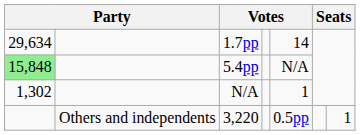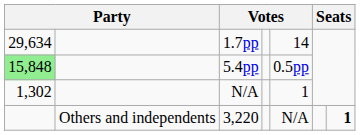(295, 67) N/A -> (291, 67) 0.5pp
(291, 117) 0.5pp -> (295, 117) N/A
(347, 117) normal -> (347, 117) bold
